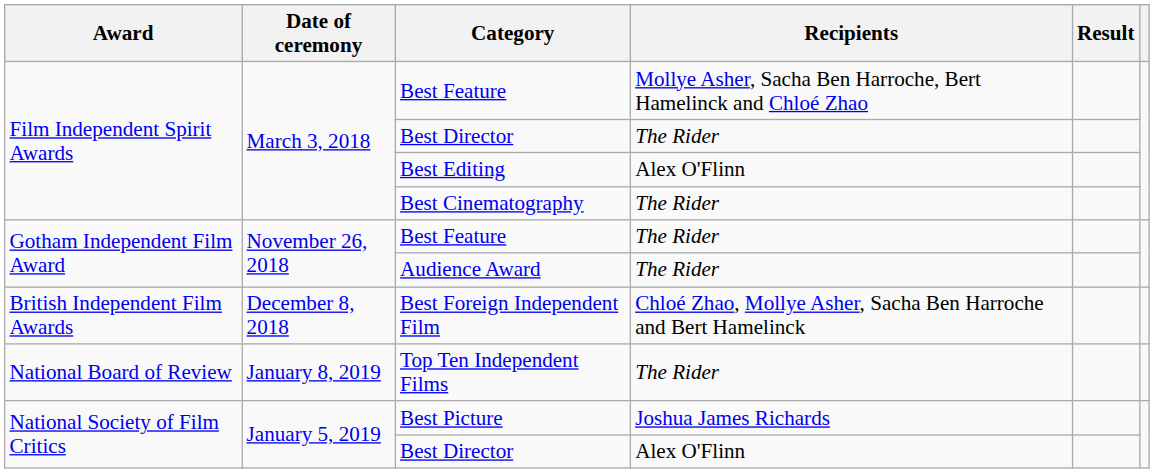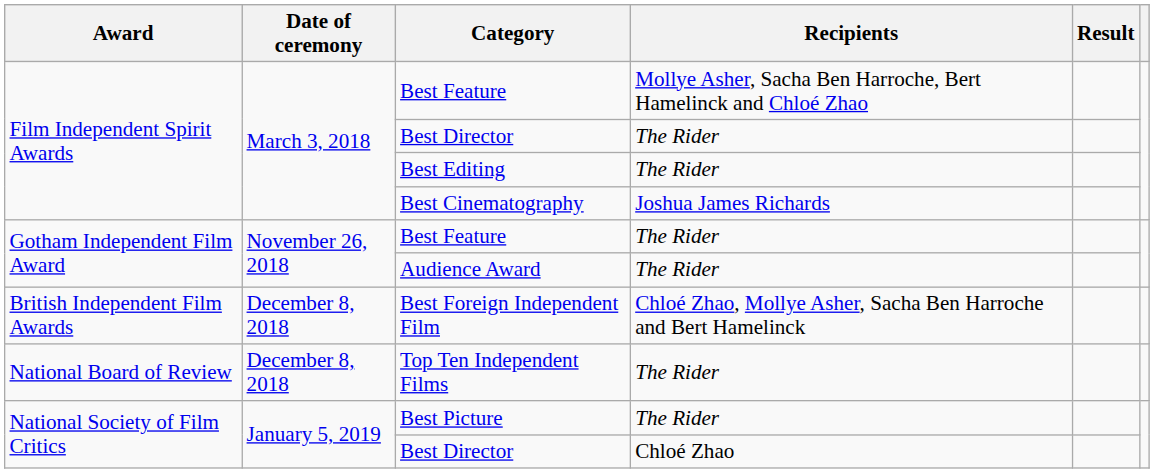(690, 169) Alex O'Flinn -> (677, 169) The Rider
(677, 202) The Rider -> (733, 202) Joshua James Richards
(314, 372) January 8, 2019 -> (301, 372) December 8, 2018
(733, 417) Joshua James Richards -> (677, 417) The Rider
(690, 451) Alex O'Flinn -> (685, 451) Chloé Zhao
